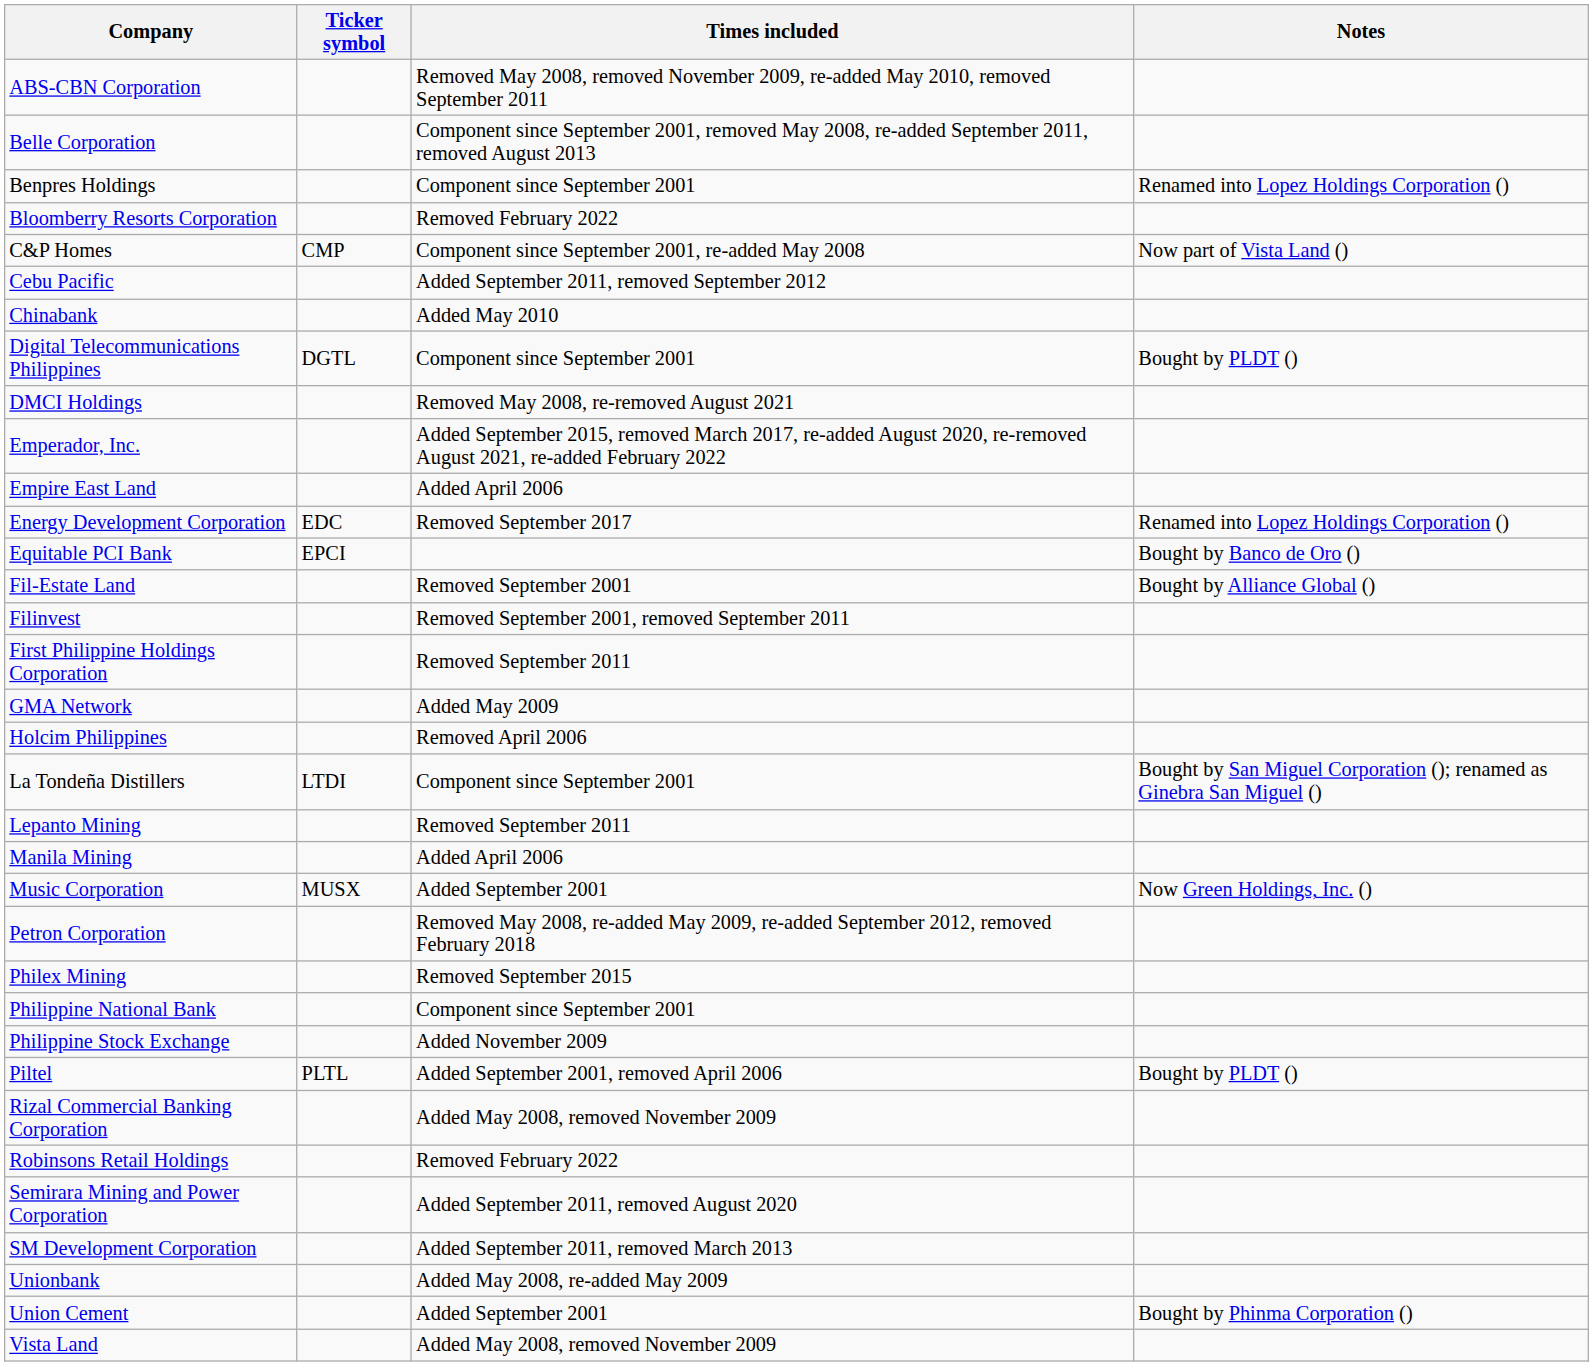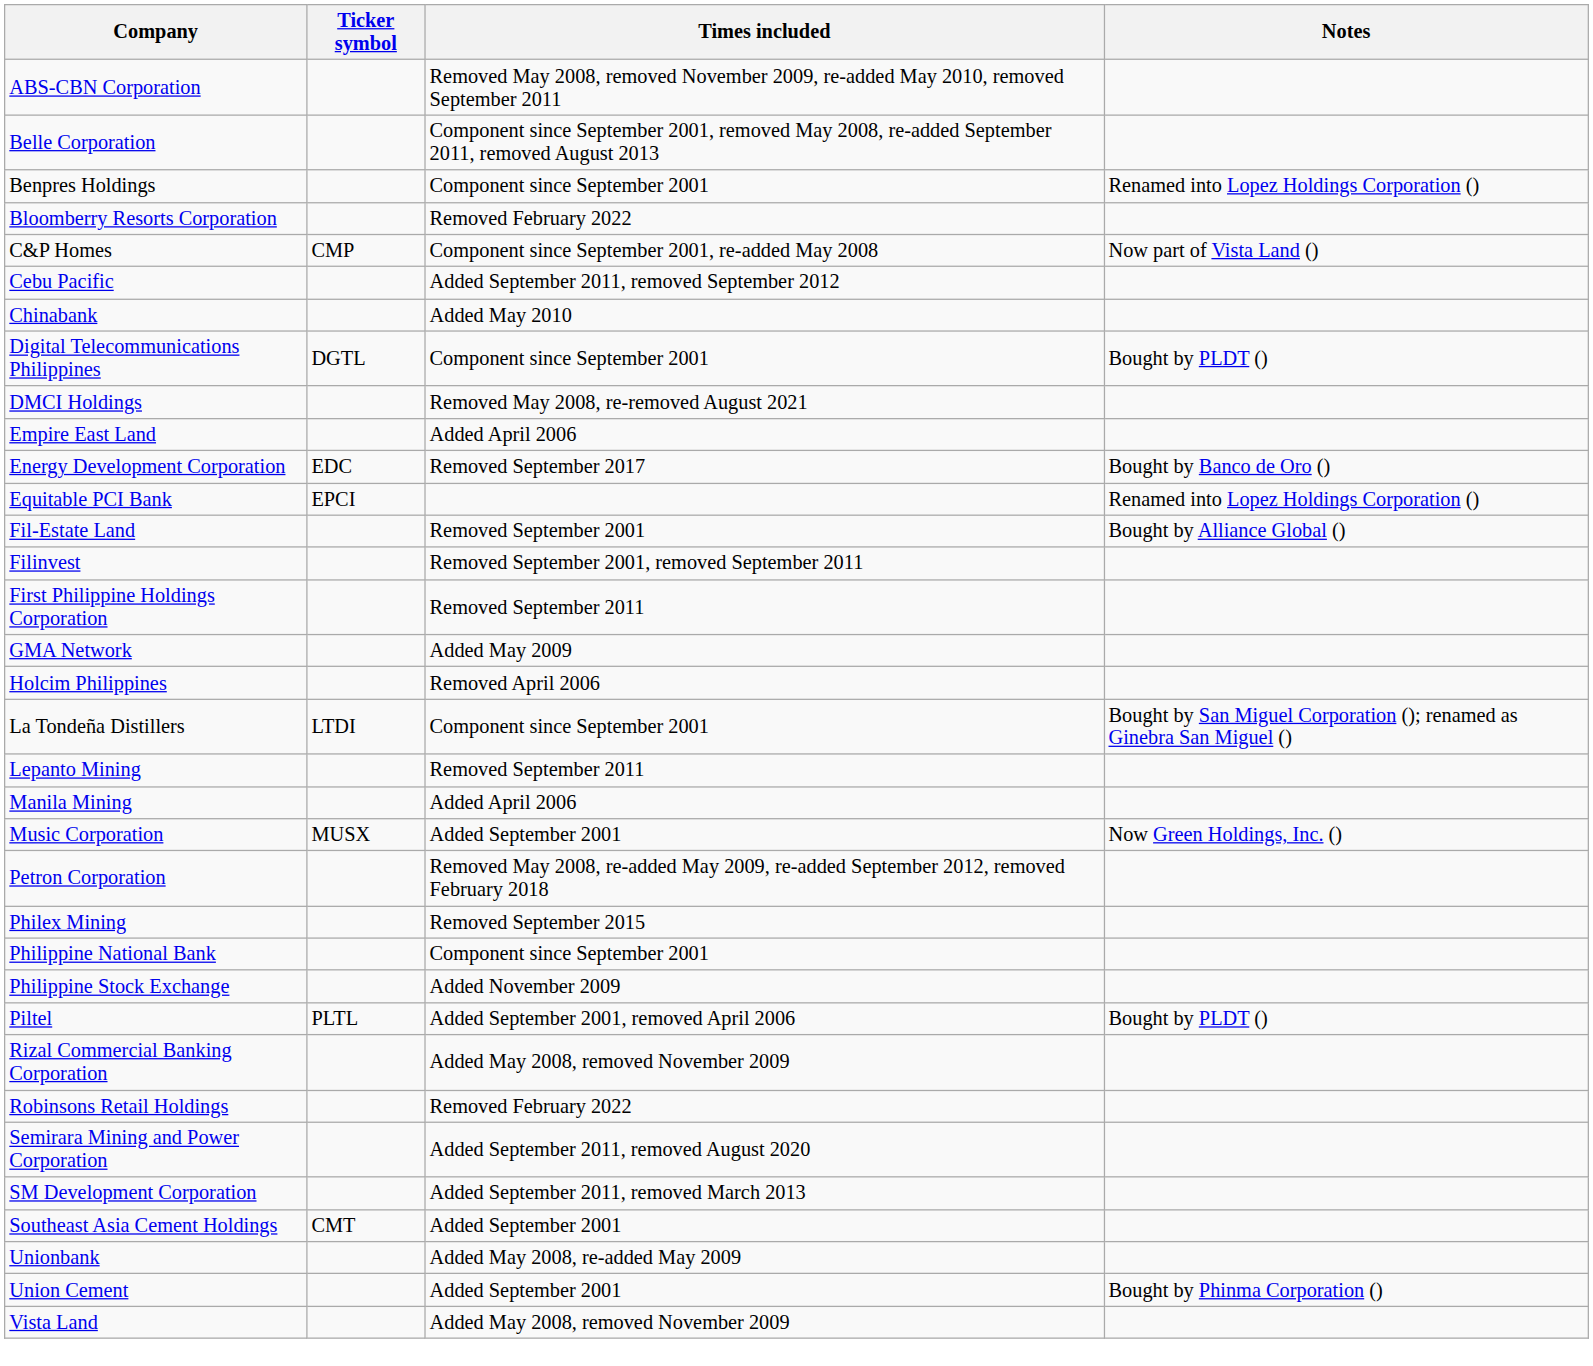- row: (75, 445)
(1324, 521) Renamed into Lopez Holdings Corporation () -> (1219, 466) Bought by Banco de Oro ()
(1249, 553) Bought by Banco de Oro () -> (1294, 498) Renamed into Lopez Holdings Corporation ()
+ row: (143, 1225)
